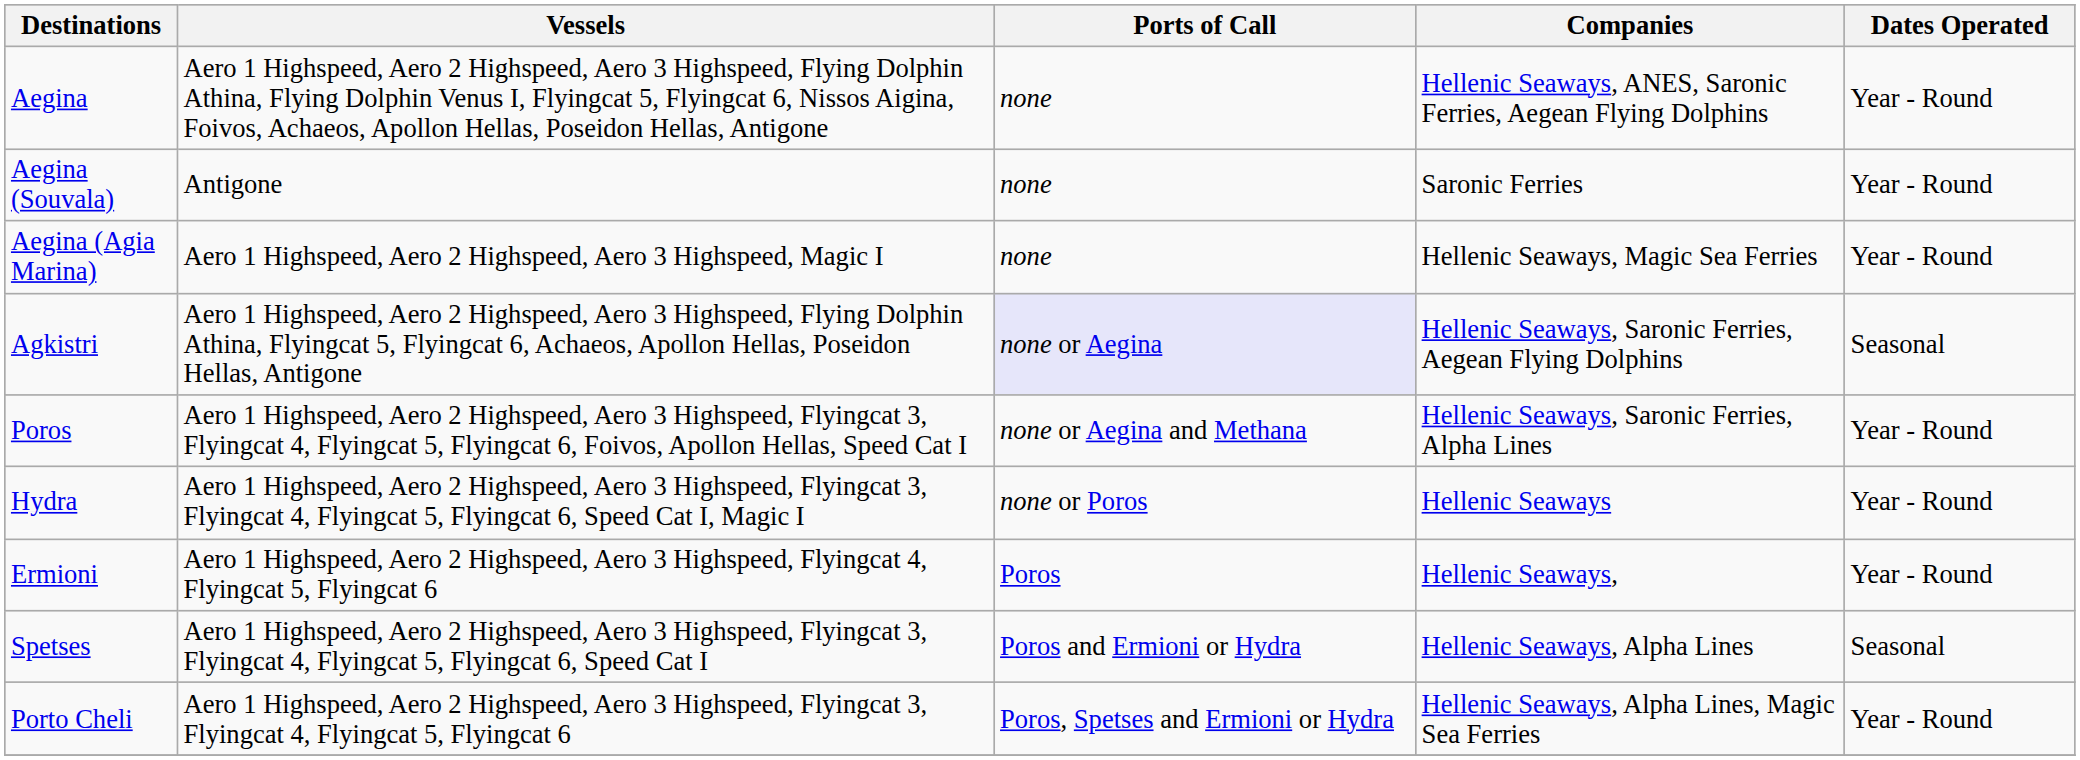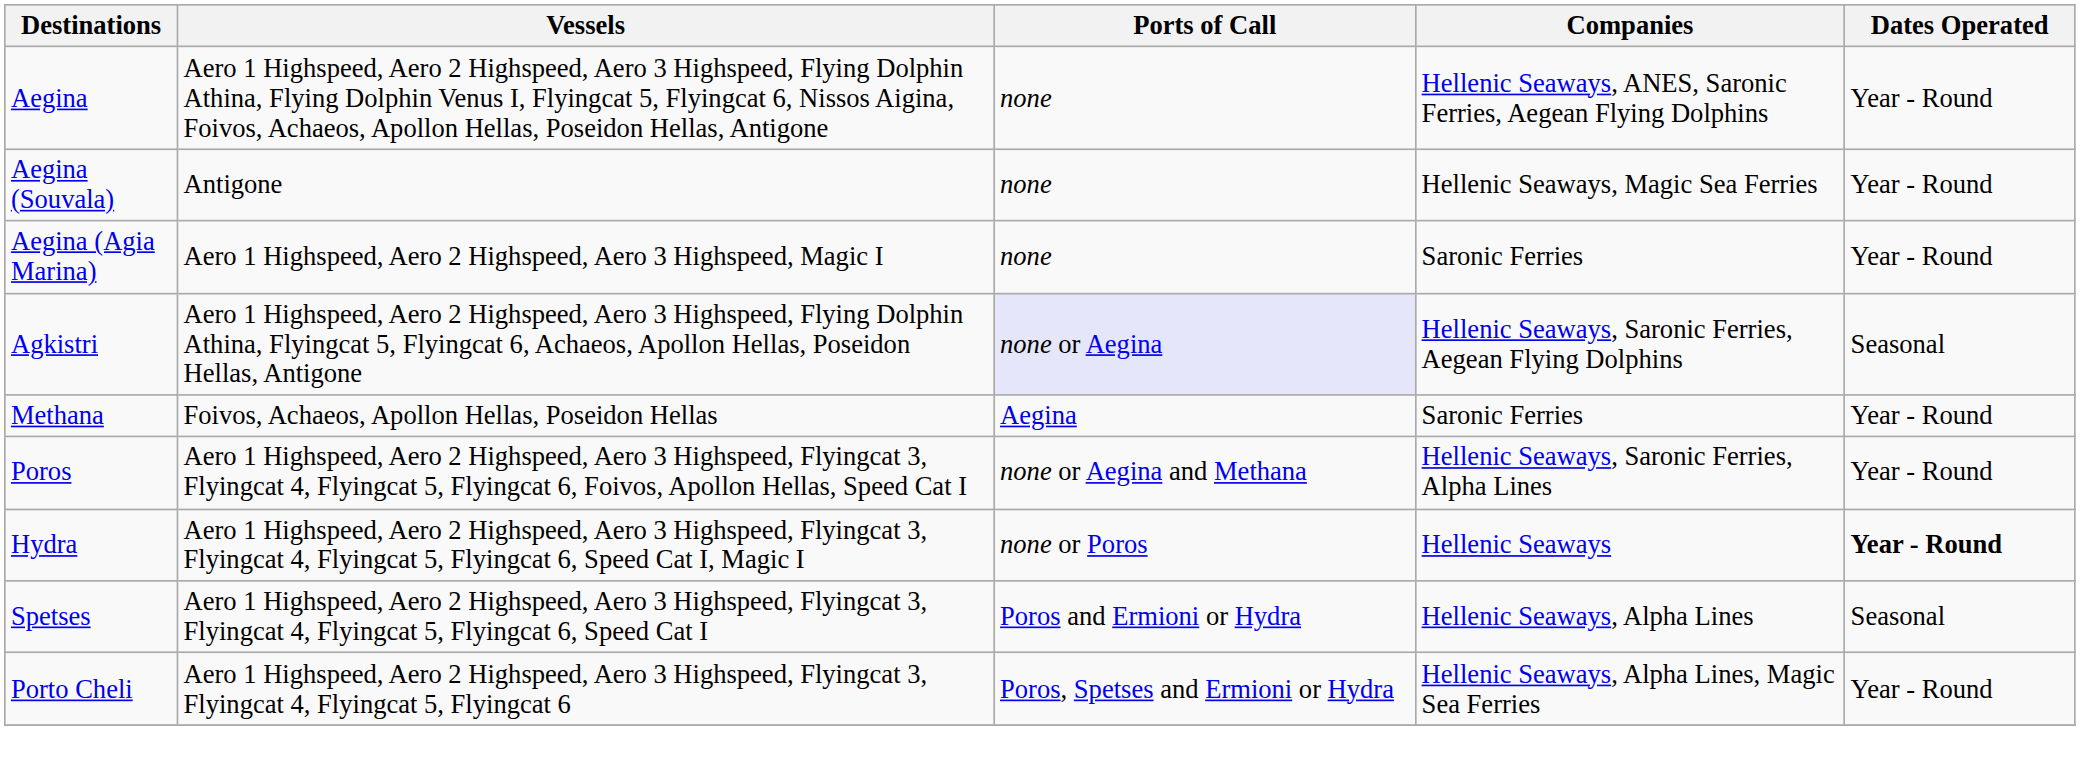(1502, 184) Saronic Ferries -> (1620, 184) Hellenic Seaways, Magic Sea Ferries
(1620, 256) Hellenic Seaways, Magic Sea Ferries -> (1502, 256) Saronic Ferries
+ row: (57, 415)
(1922, 502) normal -> (1926, 544) bold
- row: (54, 574)
